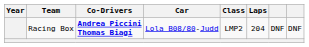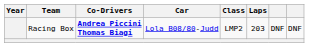(258, 28) 204 -> (258, 28) 203
